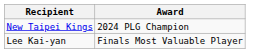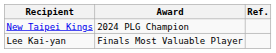+ column: (258, 12)
